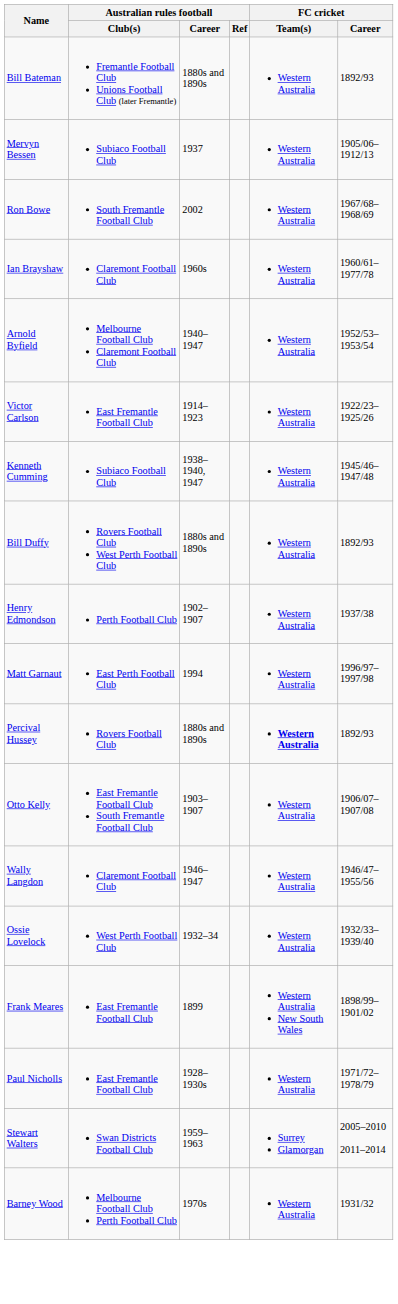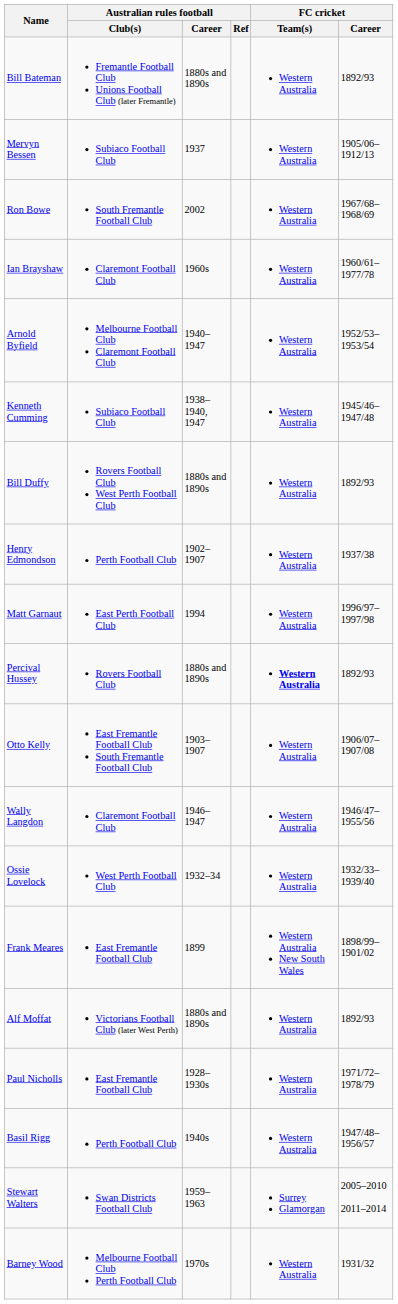- row: (23, 411)
+ row: (29, 1018)
+ row: (28, 1138)
